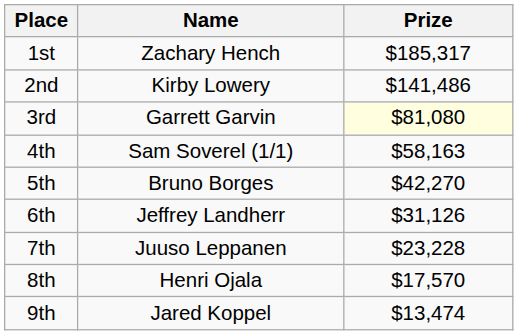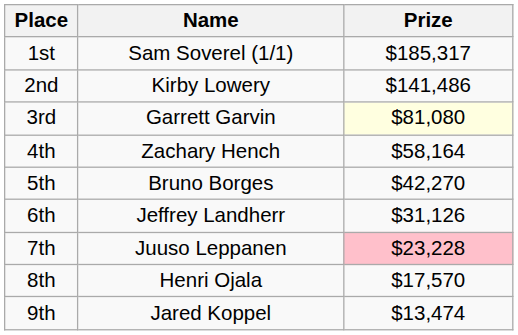(211, 53) Zachary Hench -> (211, 53) Sam Soverel (1/1)
(211, 150) Sam Soverel (1/1) -> (211, 150) Zachary Hench
(428, 150) $58,163 -> (428, 150) $58,164
(428, 248) no background -> (428, 248) pink background
